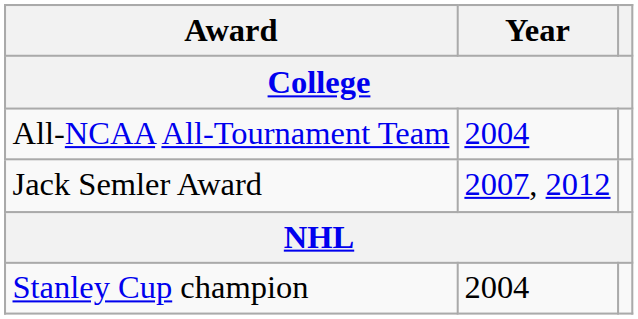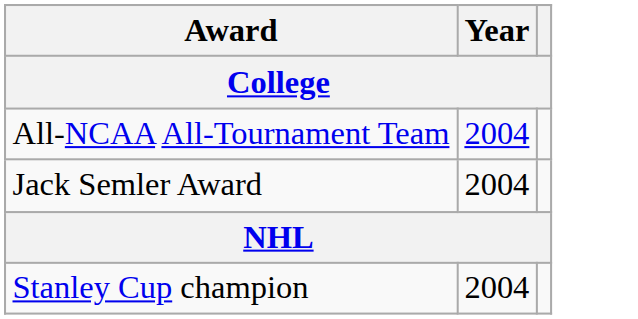(537, 184) 2007, 2012 -> (497, 184) 2004
